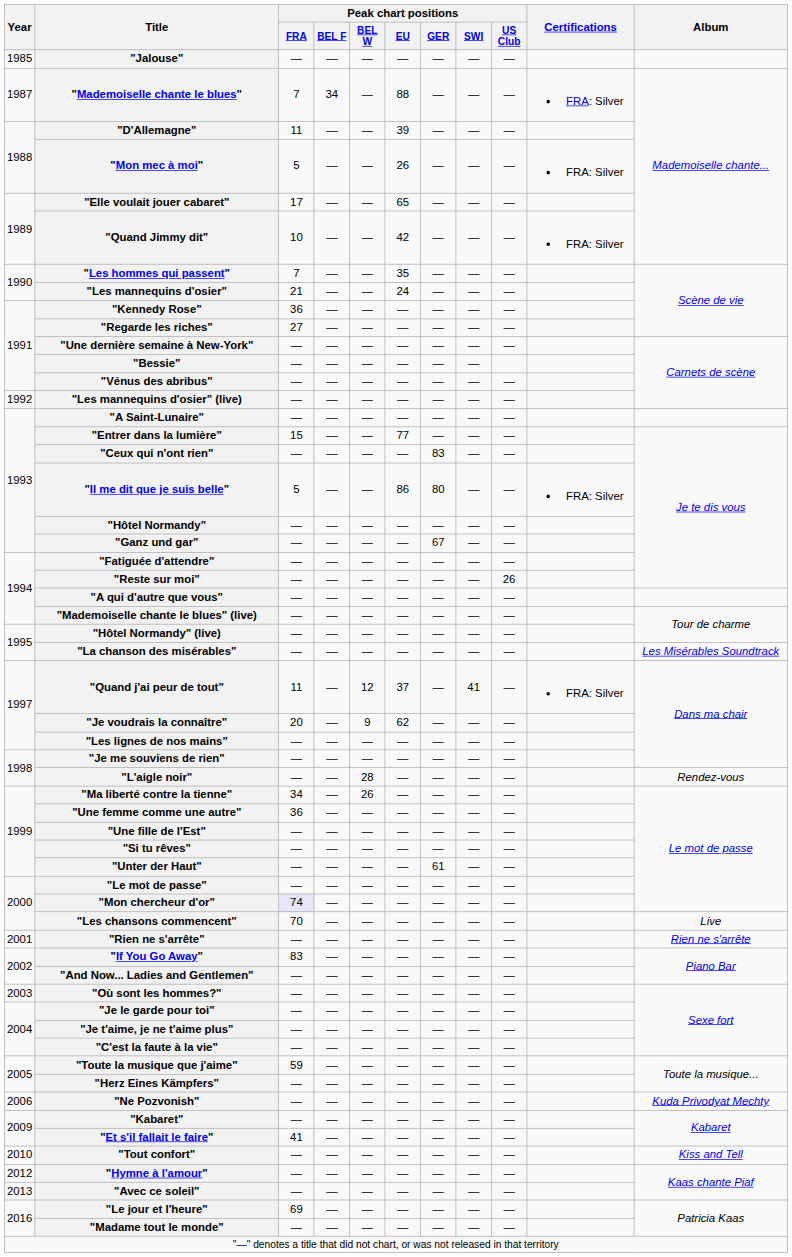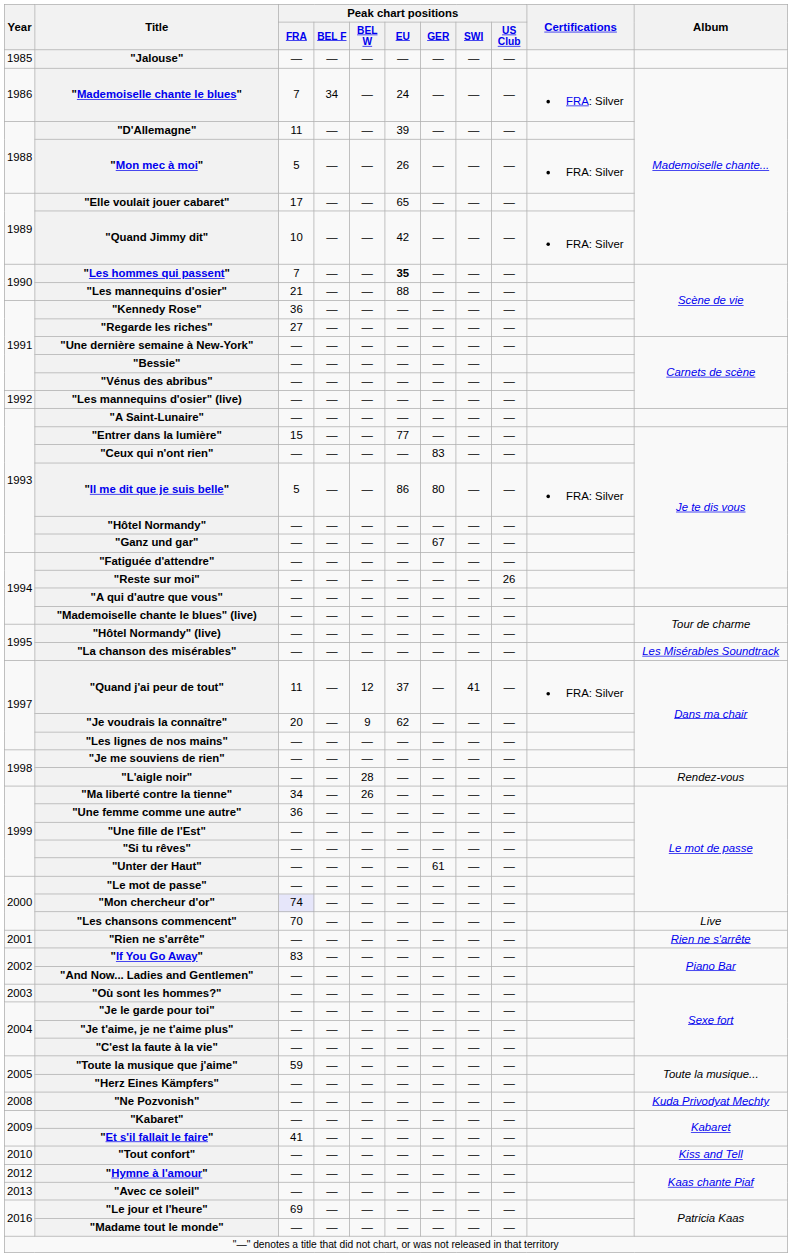(20, 94) 1987 -> (20, 94) 1986
(403, 94) 88 -> (403, 94) 24
(403, 273) normal -> (403, 273) bold
(403, 291) 24 -> (403, 291) 88
(20, 1101) 2006 -> (20, 1101) 2008
